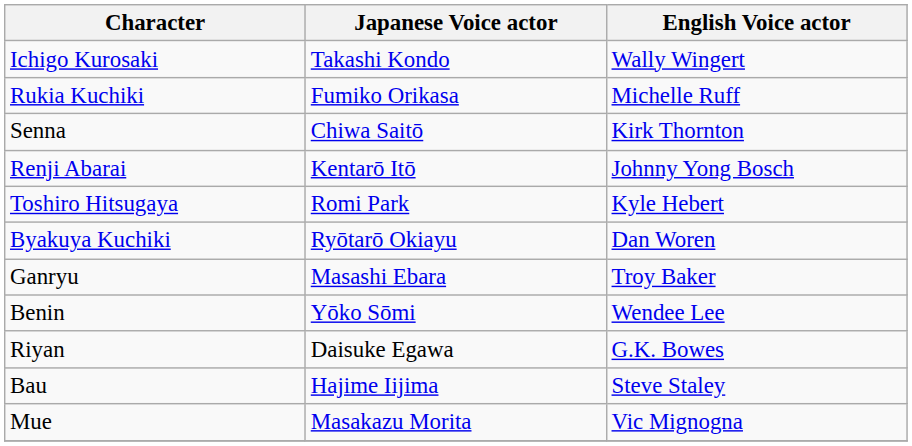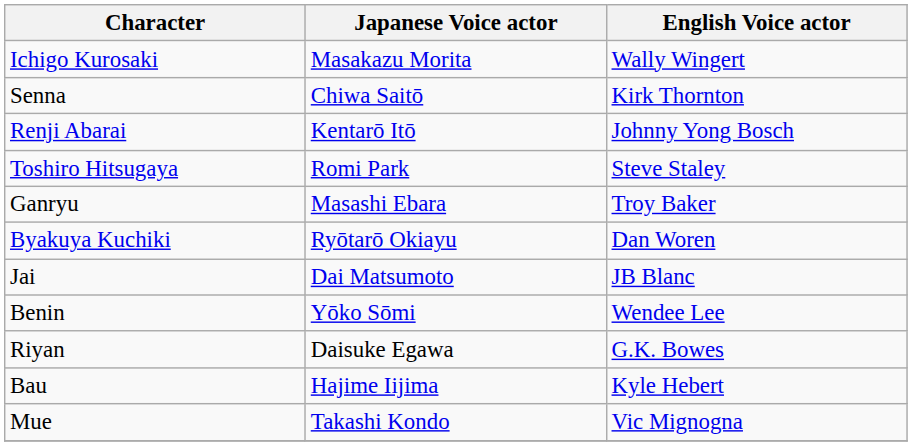(380, 58) Takashi Kondo -> (391, 58) Masakazu Morita
- row: (77, 95)
(668, 204) Kyle Hebert -> (668, 167) Steve Staley
rows swapped: (90, 240) <-> (44, 276)
+ row: (23, 276)
(668, 385) Steve Staley -> (668, 385) Kyle Hebert
(391, 421) Masakazu Morita -> (380, 421) Takashi Kondo
